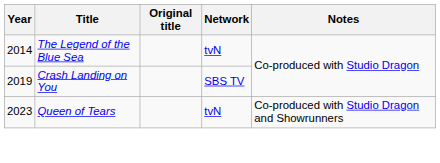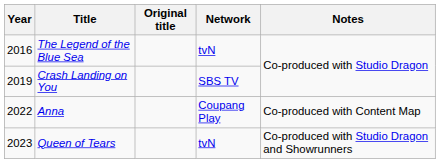(20, 50) 2014 -> (20, 50) 2016
+ row: (51, 112)
